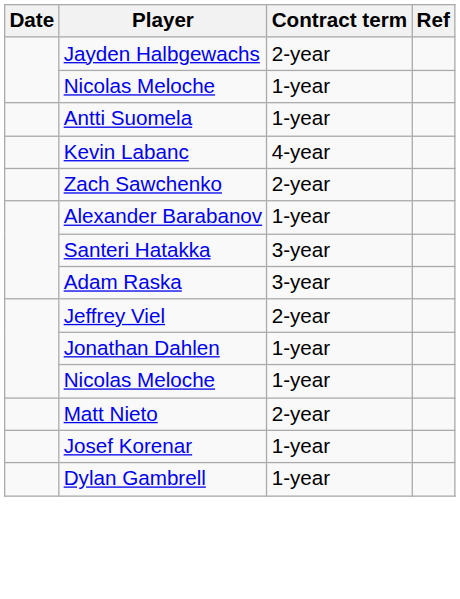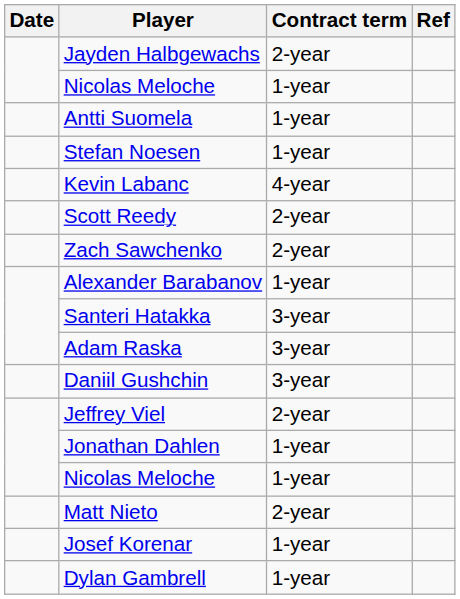+ row: (132, 151)
+ row: (120, 217)
+ row: (136, 380)
